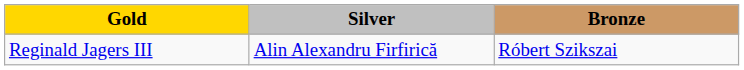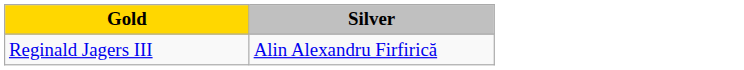- column: (616, 19)
